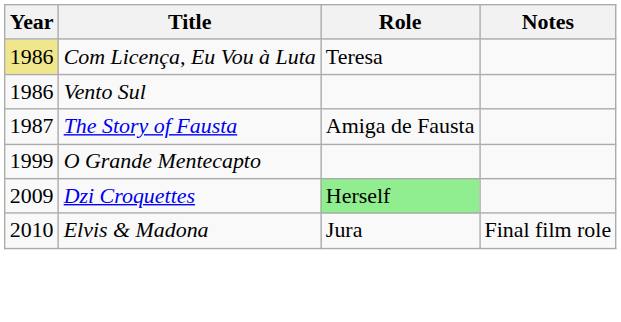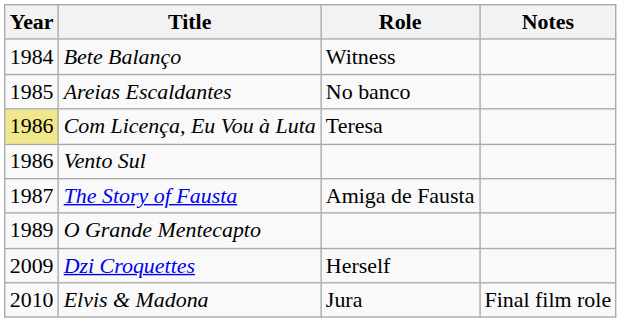+ row: (122, 56)
+ row: (148, 91)
(32, 160) 1999 -> (32, 230) 1989
(358, 195) lightgreen background -> (358, 265) no background
